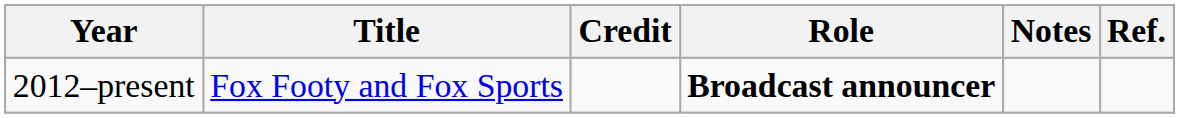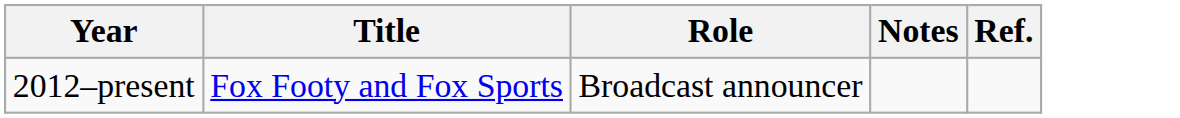- column: (625, 31)
(841, 84) bold -> (721, 84) normal
